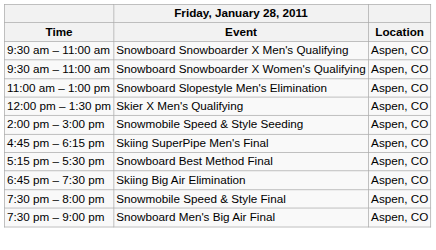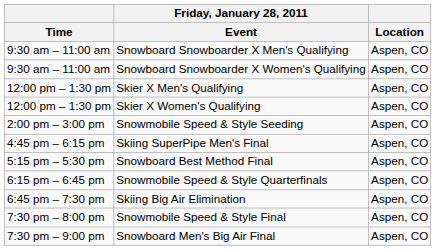- row: (222, 87)
+ row: (188, 106)
+ row: (222, 180)
